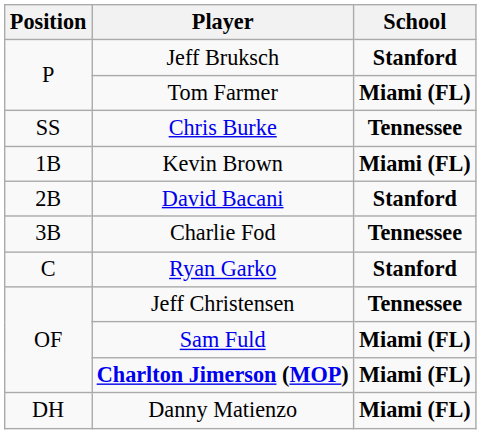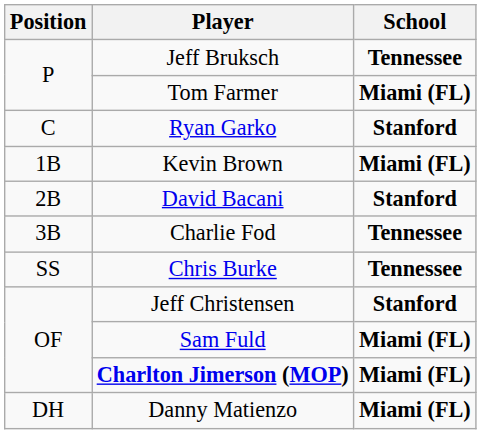(415, 57) Stanford -> (415, 57) Tennessee
rows swapped: (223, 269) <-> (223, 127)
(415, 304) Tennessee -> (415, 304) Stanford
